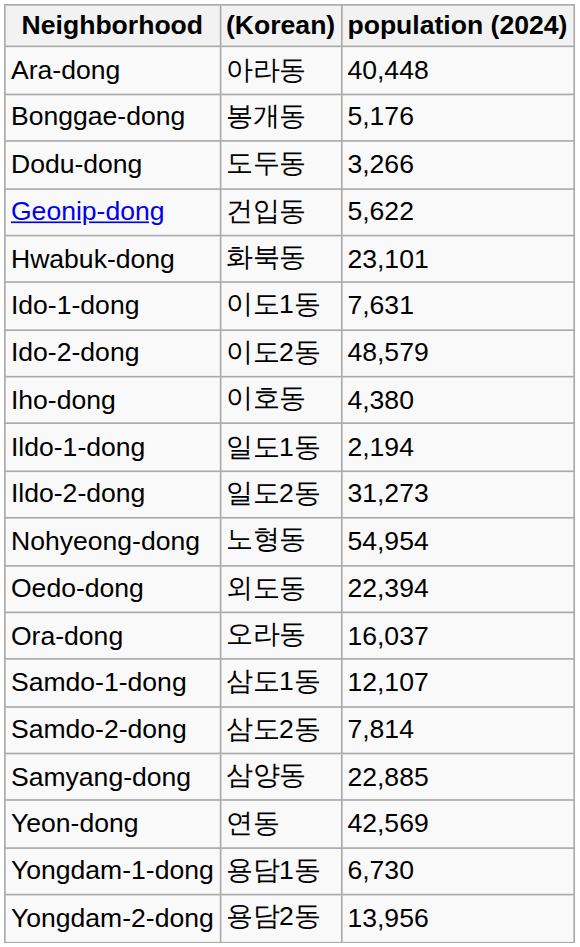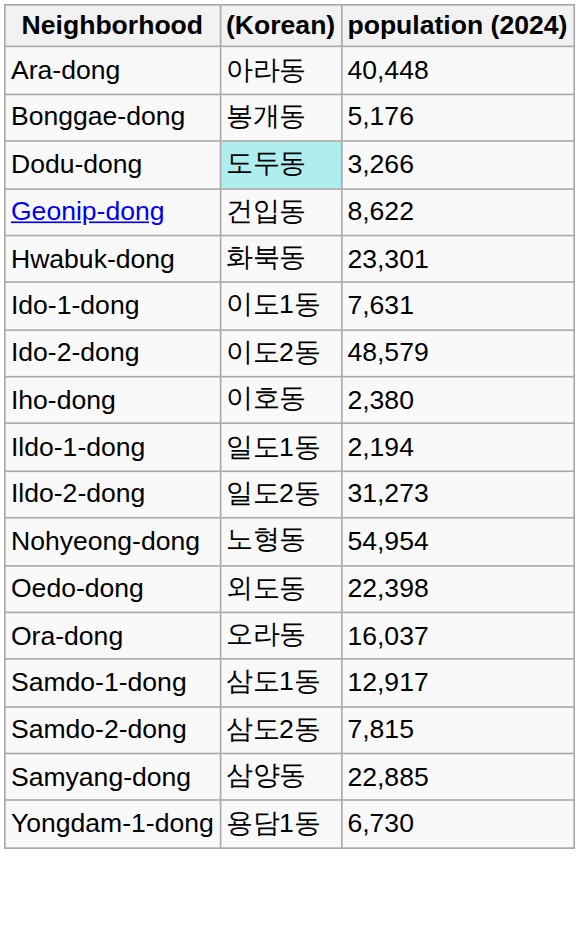(266, 163) no background -> (266, 163) paleturquoise background
(381, 211) 5,622 -> (381, 211) 8,622
(388, 258) 23,101 -> (388, 258) 23,301
(381, 399) 4,380 -> (381, 399) 2,380
(388, 588) 22,394 -> (388, 588) 22,398
(388, 682) 12,107 -> (388, 682) 12,917
(381, 729) 7,814 -> (381, 729) 7,815
- row: (75, 823)
- row: (112, 918)
